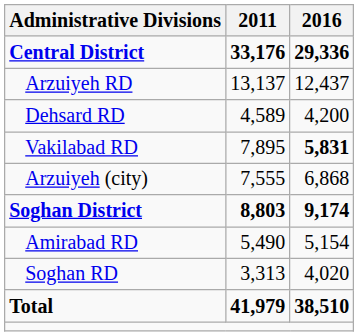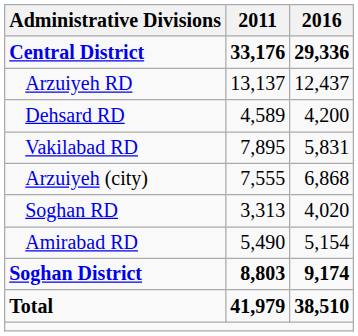(327, 147) bold -> (327, 147) normal
rows swapped: (76, 210) <-> (72, 274)
